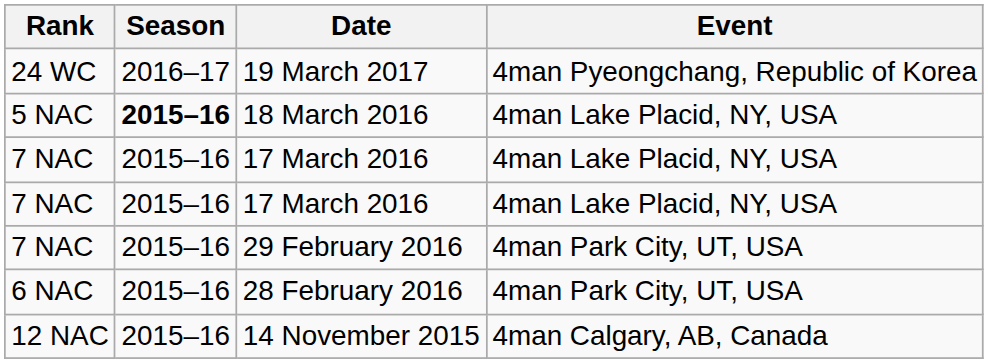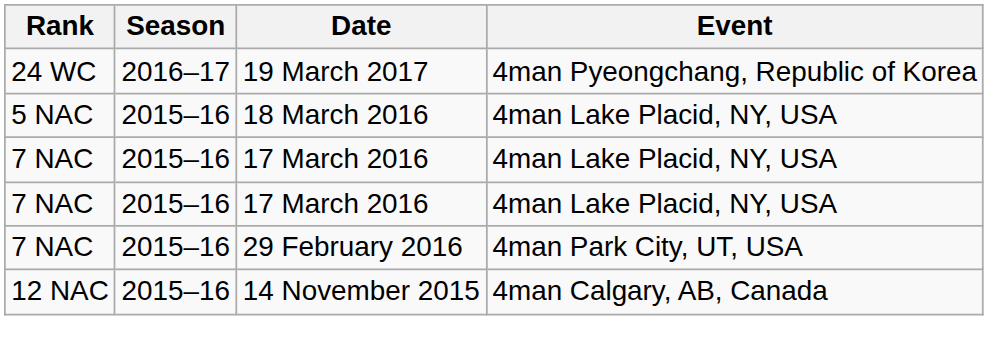(176, 114) bold -> (176, 114) normal
- row: (52, 291)
